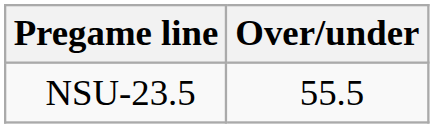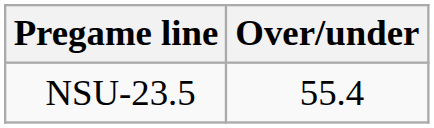(327, 92) 55.5 -> (327, 92) 55.4
